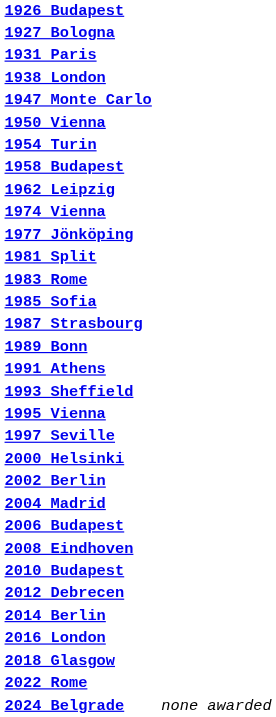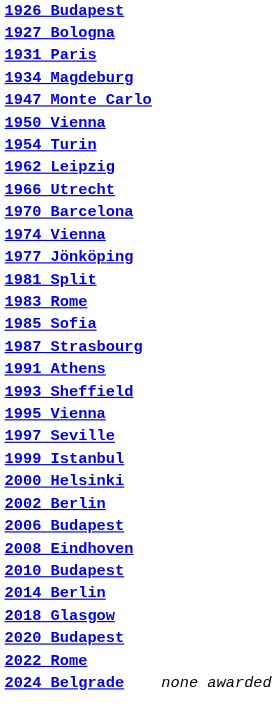+ row: (69, 78)
- row: (55, 78)
- row: (64, 167)
+ row: (60, 190)
+ row: (69, 212)
- row: (46, 347)
+ row: (64, 459)
- row: (55, 504)
- row: (64, 593)
- row: (55, 638)
+ row: (64, 638)
